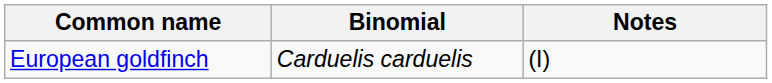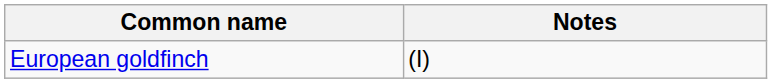- column: (397, 22)
